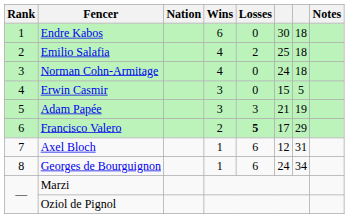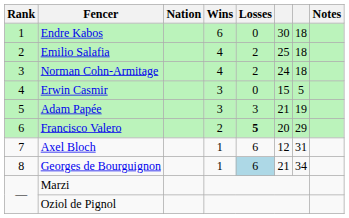(255, 71) 0 -> (255, 71) 2
(284, 128) 17 -> (284, 128) 20
(255, 166) no background -> (255, 166) lightblue background
(284, 166) 24 -> (284, 166) 21
